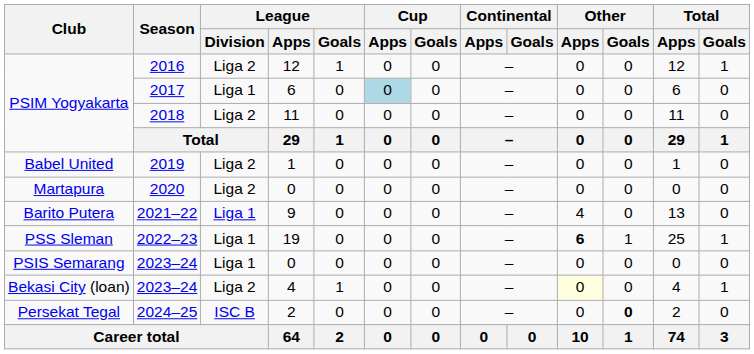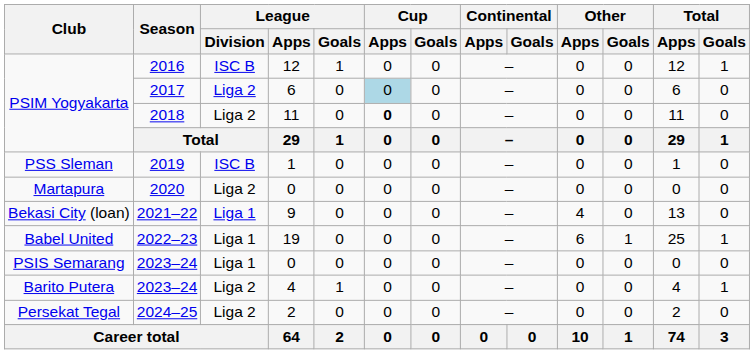(235, 66) Liga 2 -> (235, 66) ISC B
(235, 90) Liga 1 -> (235, 90) Liga 2
(388, 115) normal -> (388, 115) bold
(69, 164) Babel United -> (69, 164) PSS Sleman
(235, 164) Liga 2 -> (235, 164) ISC B
(69, 213) Barito Putera -> (69, 213) Bekasi City (loan)
(69, 238) PSS Sleman -> (69, 238) Babel United
(580, 238) bold -> (580, 238) normal
(69, 287) Bekasi City (loan) -> (69, 287) Barito Putera
(580, 287) lightyellow background -> (580, 287) no background
(235, 312) ISC B -> (235, 312) Liga 2
(628, 312) bold -> (628, 312) normal
